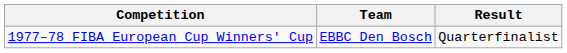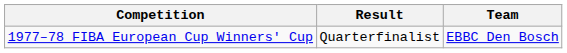columns swapped: (376, 15) <-> (499, 15)
